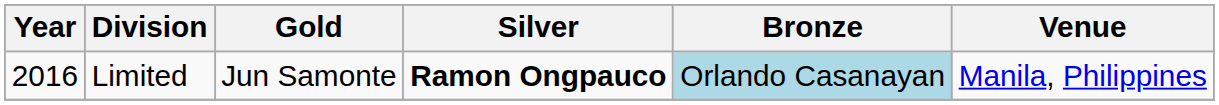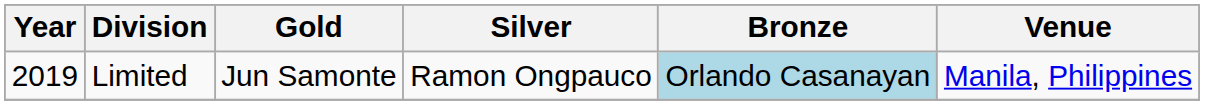(45, 75) 2016 -> (45, 75) 2019
(538, 75) bold -> (531, 75) normal
